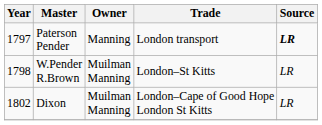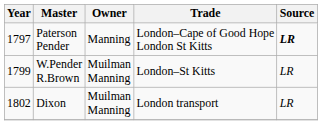(177, 39) London transport -> (205, 39) London–Cape of Good Hope London St Kitts
(19, 71) 1798 -> (19, 71) 1799
(205, 103) London–Cape of Good Hope London St Kitts -> (177, 103) London transport
